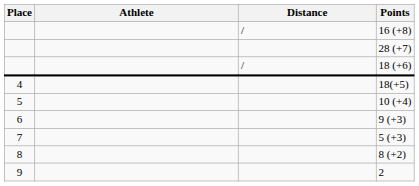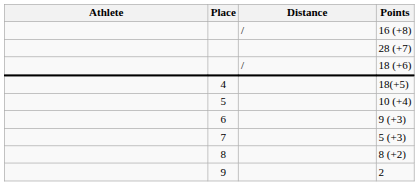columns swapped: (19, 13) <-> (136, 13)
